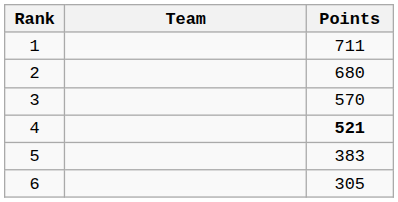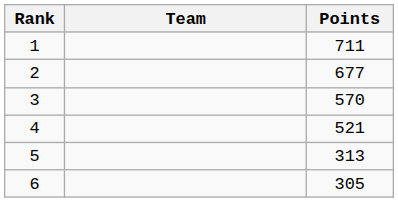(350, 74) 680 -> (350, 74) 677
(350, 129) bold -> (350, 129) normal
(350, 156) 383 -> (350, 156) 313
